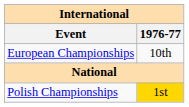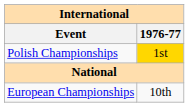rows swapped: (71, 53) <-> (63, 92)
